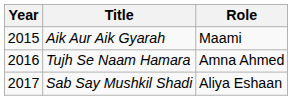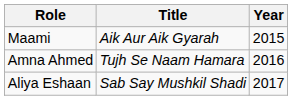columns swapped: (24, 15) <-> (242, 15)
